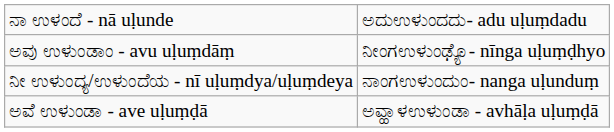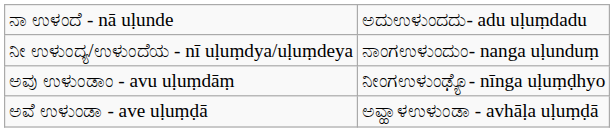rows swapped: (181, 80) <-> (122, 50)
